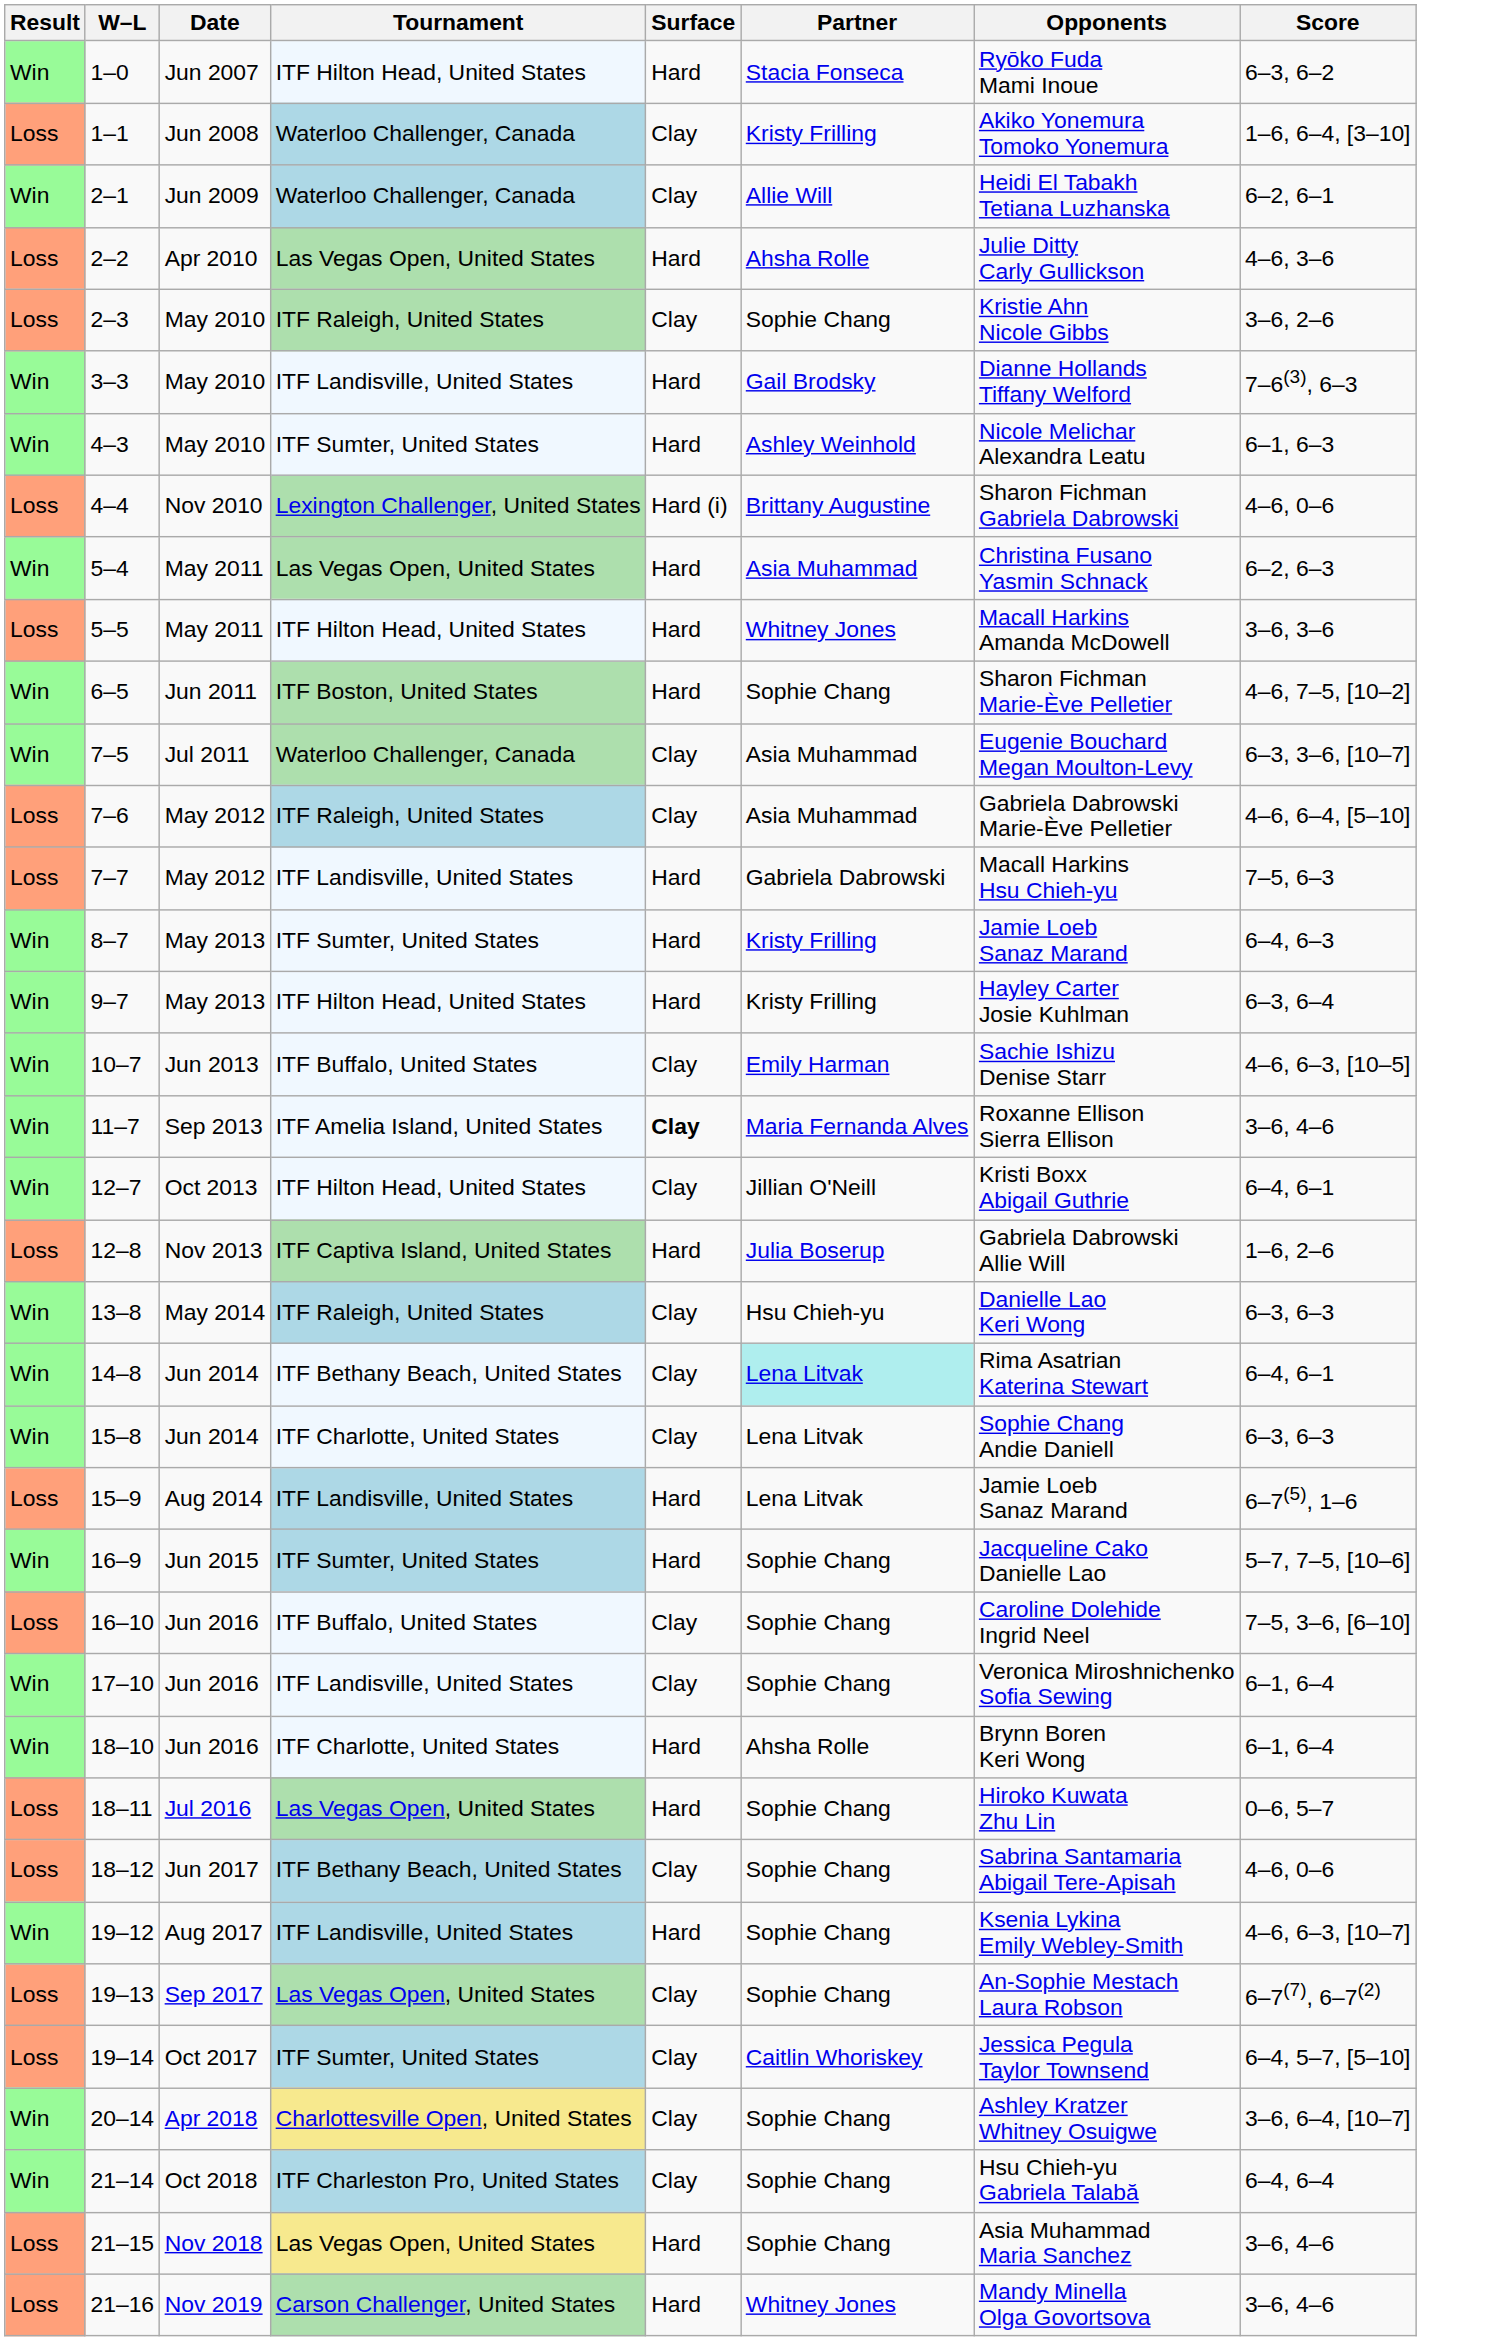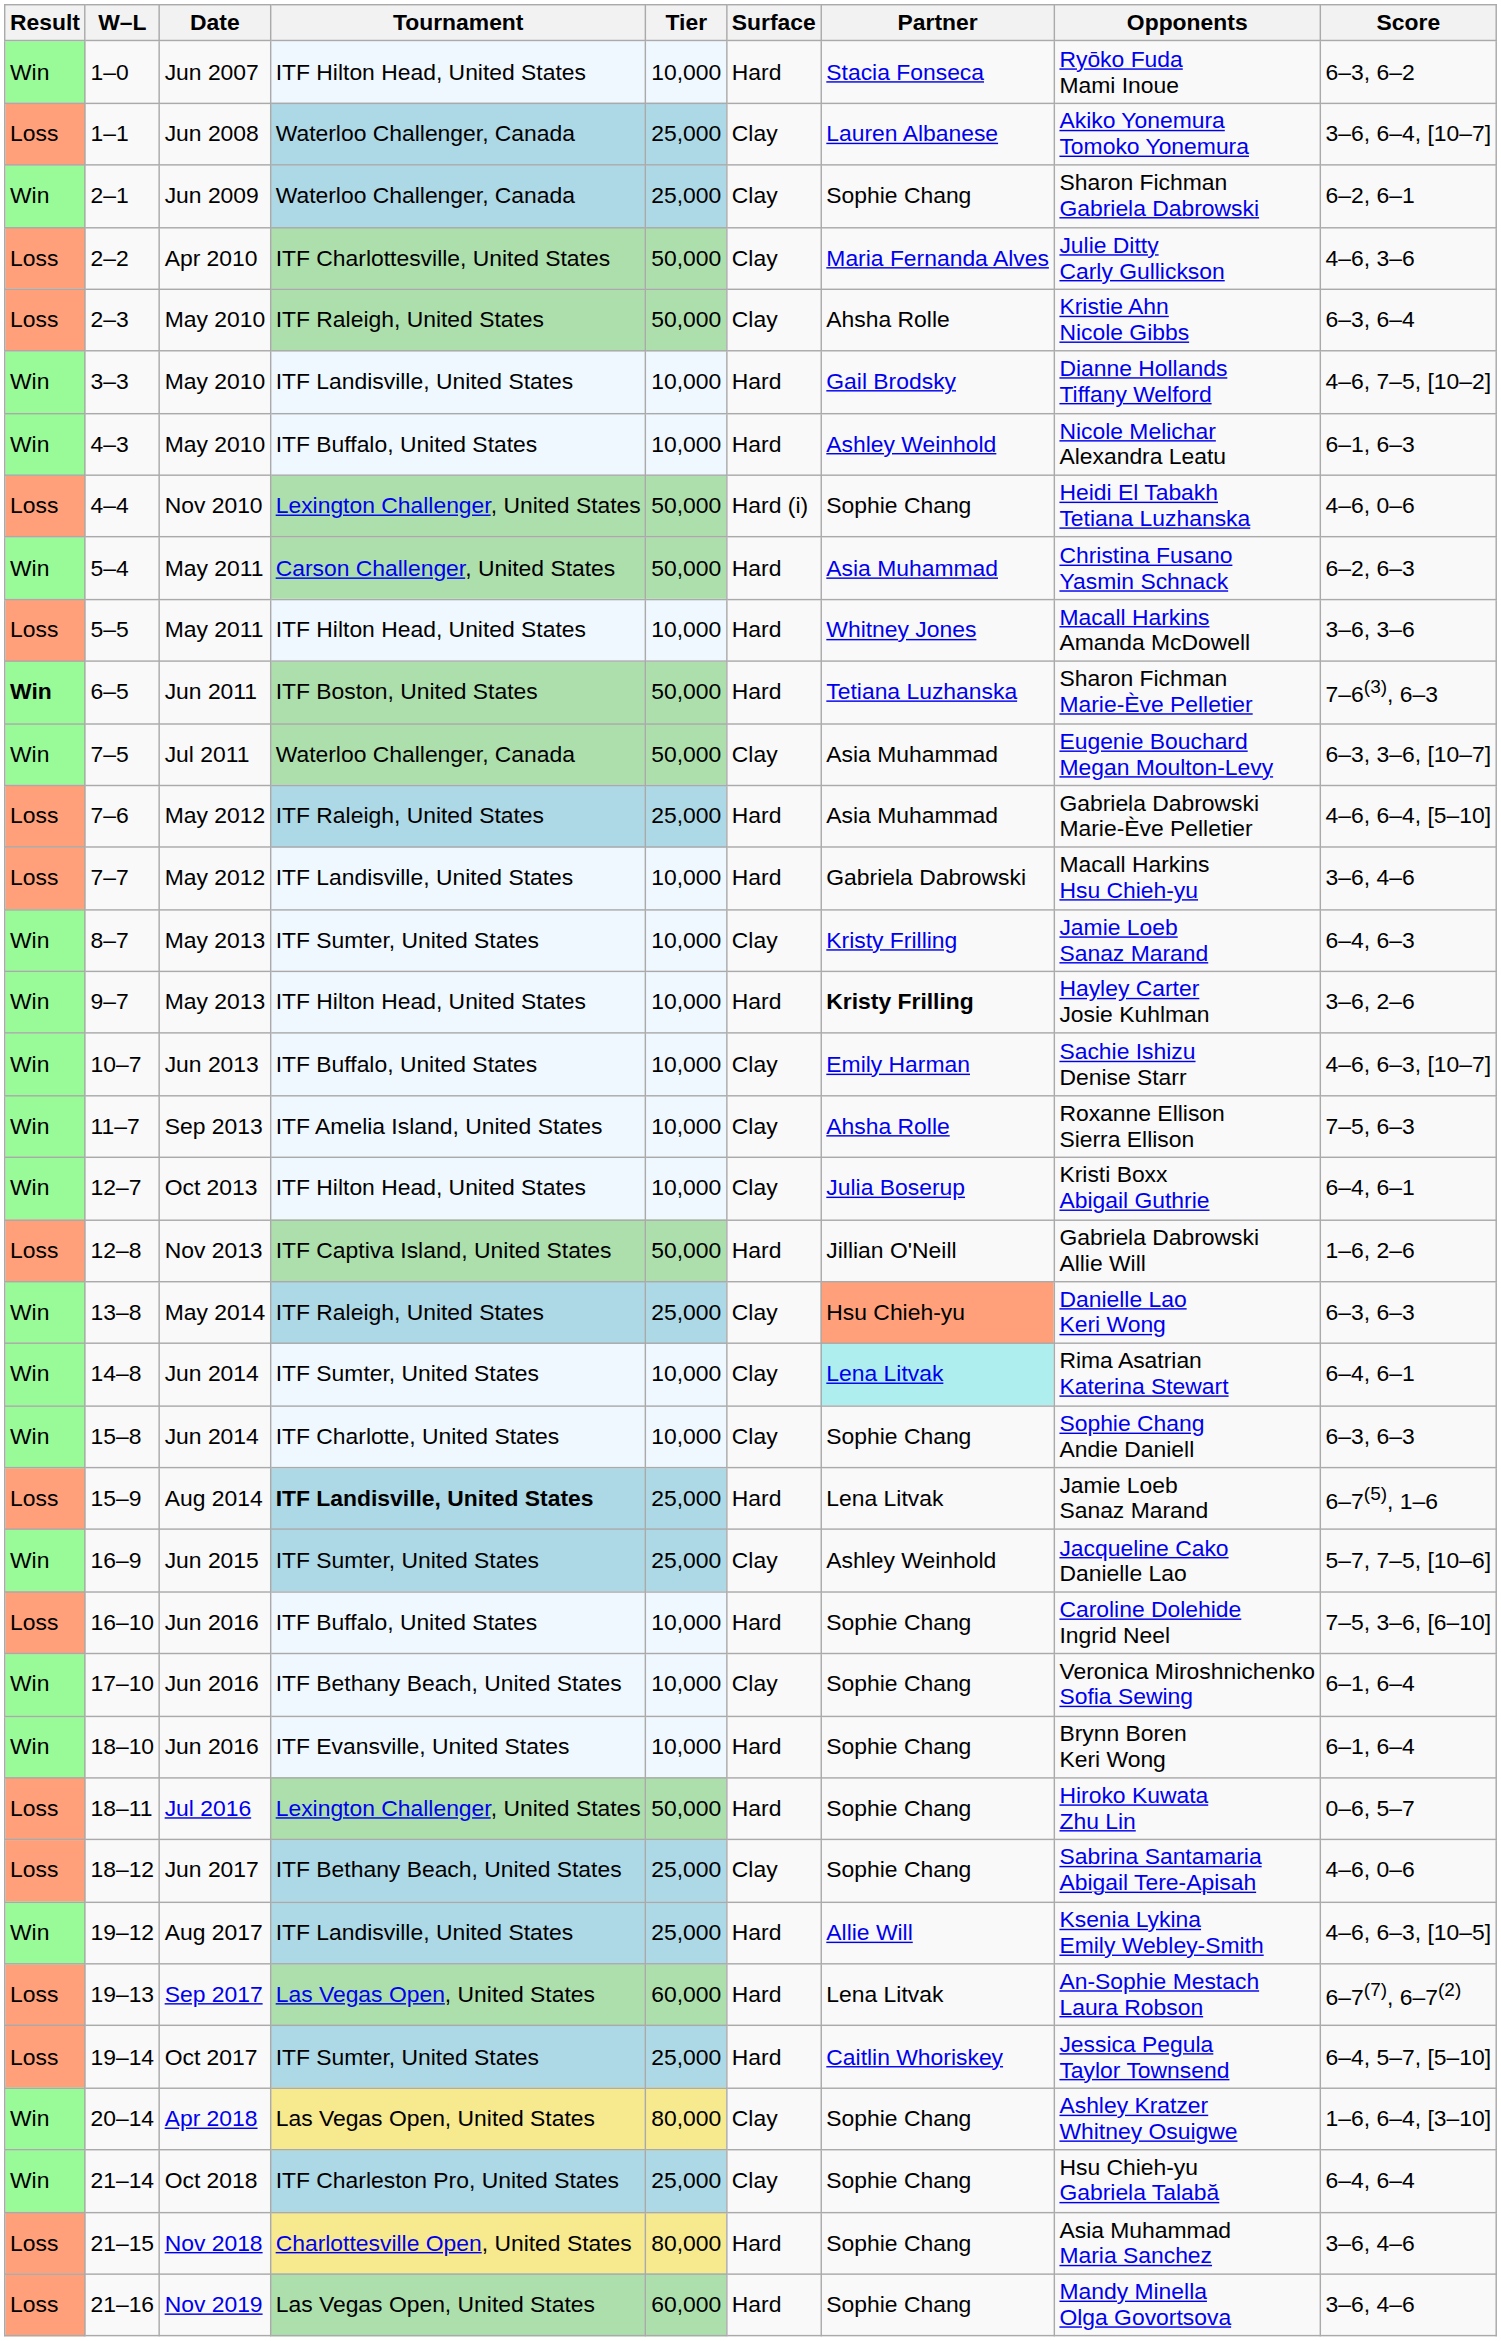+ column: (686, 22)
(811, 133) Kristy Frilling -> (912, 133) Lauren Albanese
(1328, 133) 1–6, 6–4, [3–10] -> (1408, 133) 3–6, 6–4, [10–7]
(789, 195) Allie Will -> (899, 195) Sophie Chang
(1074, 195) Heidi El Tabakh Tetiana Luzhanska -> (1159, 195) Sharon Fichman Gabriela Dabrowski
(435, 257) Las Vegas Open, United States -> (443, 257) ITF Charlottesville, United States
(676, 257) Hard -> (755, 257) Clay
(807, 257) Ahsha Rolle -> (938, 257) Maria Fernanda Alves
(818, 319) Sophie Chang -> (888, 319) Ahsha Rolle
(1290, 319) 3–6, 2–6 -> (1370, 319) 6–3, 6–4
(1301, 381) 7–6(3), 6–3 -> (1408, 381) 4–6, 7–5, [10–2]
(407, 443) ITF Sumter, United States -> (406, 443) ITF Buffalo, United States
(838, 505) Brittany Augustine -> (899, 505) Sophie Chang
(1079, 505) Sharon Fichman Gabriela Dabrowski -> (1155, 505) Heidi El Tabakh Tetiana Luzhanska
(435, 568) Las Vegas Open, United States -> (445, 568) Carson Challenger, United States
(30, 692) normal -> (31, 692) bold
(818, 692) Sophie Chang -> (922, 692) Tetiana Luzhanska
(1328, 692) 4–6, 7–5, [10–2] -> (1382, 692) 7–6(3), 6–3
(674, 816) Clay -> (757, 816) Hard
(1290, 878) 7–5, 6–3 -> (1370, 878) 3–6, 4–6
(676, 940) Hard -> (755, 940) Clay
(811, 1002) normal -> (900, 1002) bold
(1290, 1002) 6–3, 6–4 -> (1370, 1002) 3–6, 2–6
(1328, 1064) 4–6, 6–3, [10–5] -> (1408, 1064) 4–6, 6–3, [10–7]
(675, 1126) bold -> (755, 1126) normal
(857, 1126) Maria Fernanda Alves -> (888, 1126) Ahsha Rolle
(1290, 1126) 3–6, 4–6 -> (1370, 1126) 7–5, 6–3
(811, 1188) Jillian O'Neill -> (896, 1188) Julia Boserup
(815, 1250) Julia Boserup -> (891, 1250) Jillian O'Neill
(815, 1312) no background -> (896, 1312) lightsalmon background
(449, 1374) ITF Bethany Beach, United States -> (407, 1374) ITF Sumter, United States
(804, 1436) Lena Litvak -> (899, 1436) Sophie Chang
(424, 1498) normal -> (435, 1498) bold
(676, 1560) Hard -> (755, 1560) Clay
(818, 1560) Sophie Chang -> (911, 1560) Ashley Weinhold
(674, 1622) Clay -> (757, 1622) Hard
(424, 1684) ITF Landisville, United States -> (449, 1684) ITF Bethany Beach, United States
(417, 1746) ITF Charlotte, United States -> (423, 1746) ITF Evansville, United States
(807, 1746) Ahsha Rolle -> (899, 1746) Sophie Chang
(435, 1808) Las Vegas Open, United States -> (458, 1808) Lexington Challenger, United States
(818, 1932) Sophie Chang -> (870, 1932) Allie Will
(1328, 1932) 4–6, 6–3, [10–7] -> (1408, 1932) 4–6, 6–3, [10–5]
(674, 1994) Clay -> (757, 1994) Hard
(818, 1994) Sophie Chang -> (885, 1994) Lena Litvak
(674, 2056) Clay -> (757, 2056) Hard
(454, 2118) Charlottesville Open, United States -> (435, 2118) Las Vegas Open, United States
(1328, 2118) 3–6, 6–4, [10–7] -> (1408, 2118) 1–6, 6–4, [3–10]
(435, 2242) Las Vegas Open, United States -> (454, 2242) Charlottesville Open, United States
(445, 2304) Carson Challenger, United States -> (435, 2304) Las Vegas Open, United States
(821, 2304) Whitney Jones -> (899, 2304) Sophie Chang
